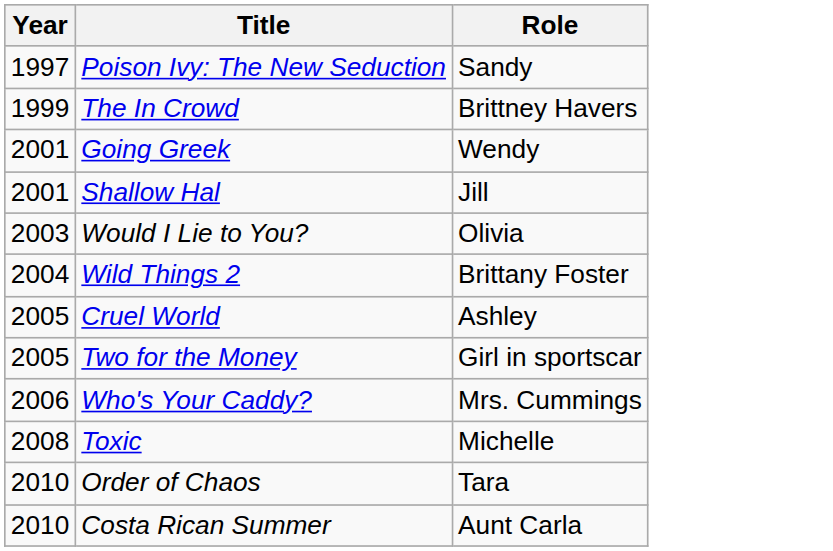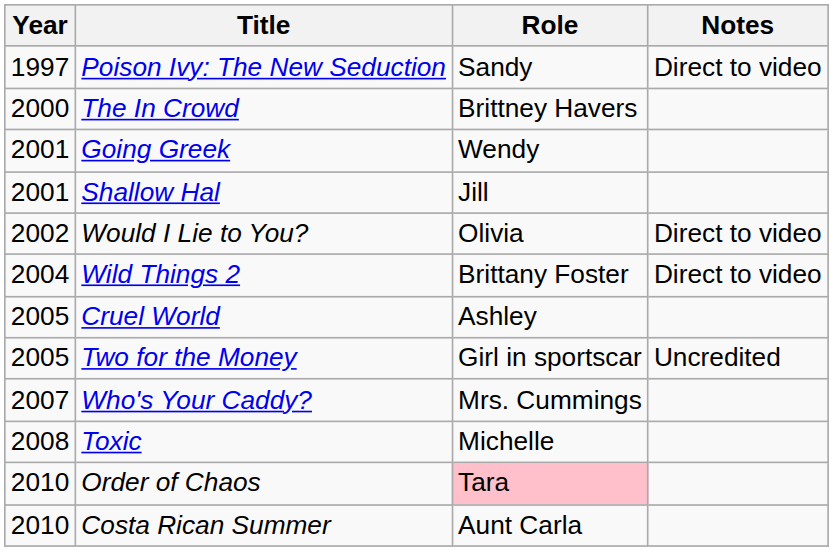+ column: (738, 25)
(40, 108) 1999 -> (40, 108) 2000
(40, 233) 2003 -> (40, 233) 2002
(40, 399) 2006 -> (40, 399) 2007
(484, 483) no background -> (484, 483) pink background
